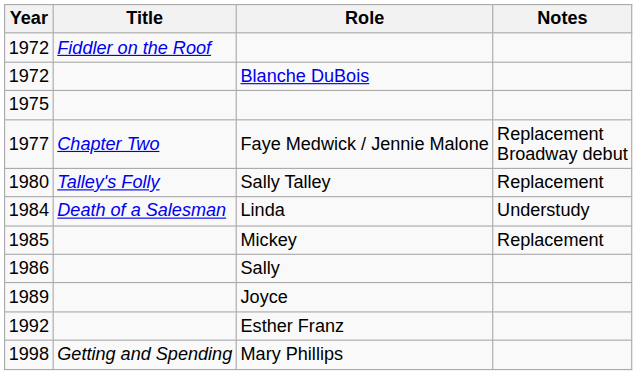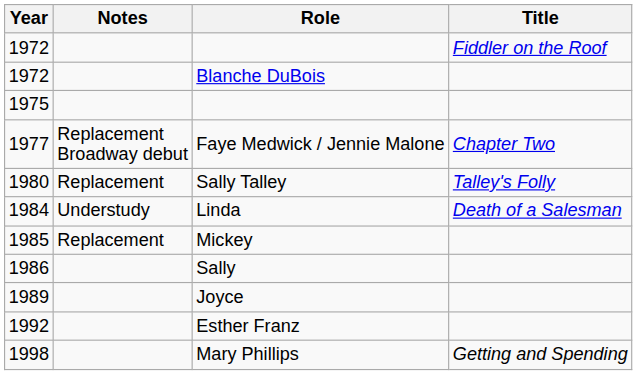columns swapped: (145, 18) <-> (562, 18)
